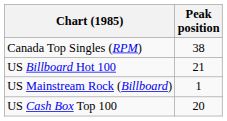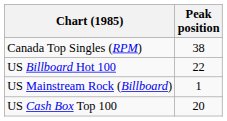(199, 67) 21 -> (199, 67) 22
